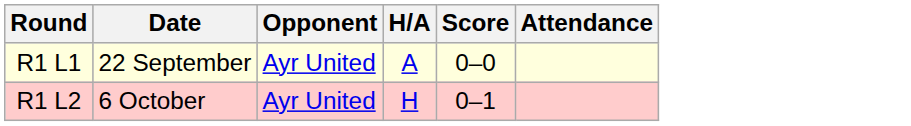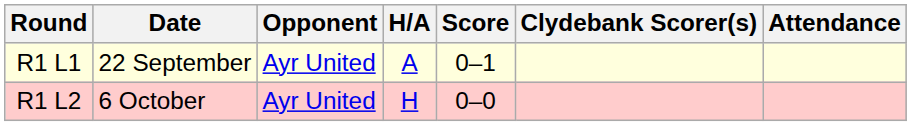+ column: (639, 23)
(475, 62) 0–0 -> (475, 62) 0–1
(475, 100) 0–1 -> (475, 100) 0–0
